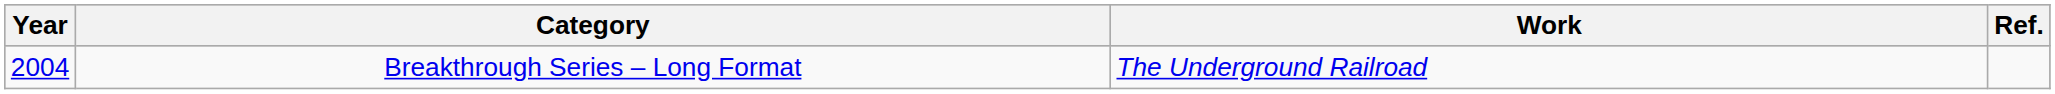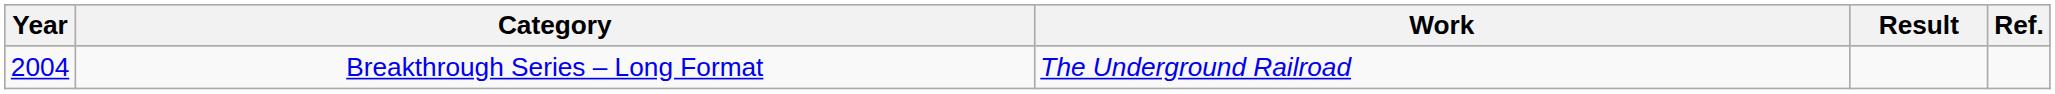+ column: (1919, 25)
